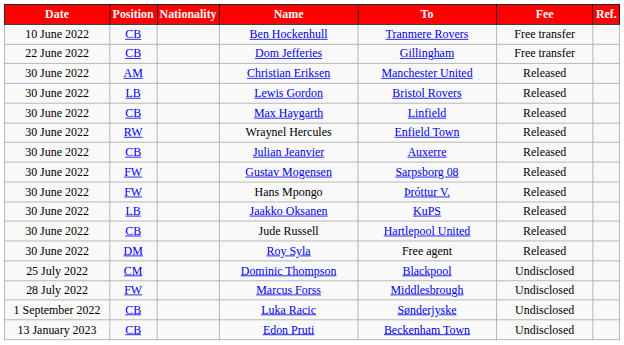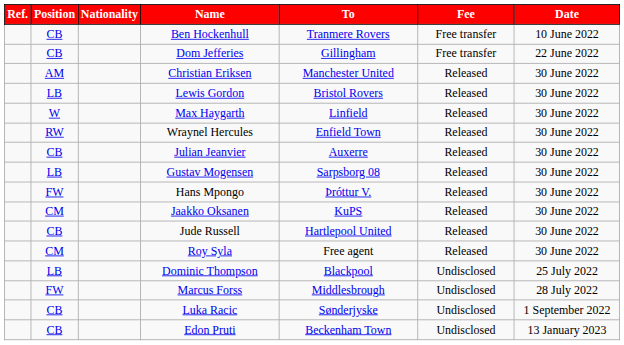columns swapped: (57, 14) <-> (606, 14)
(133, 113) CB -> (54, 113) W
(133, 172) FW -> (54, 172) LB
(133, 211) LB -> (54, 211) CM
(133, 251) DM -> (54, 251) CM
(133, 271) CM -> (54, 271) LB
